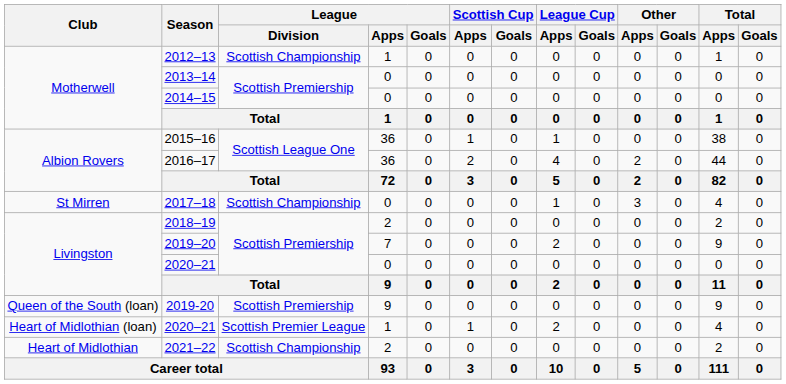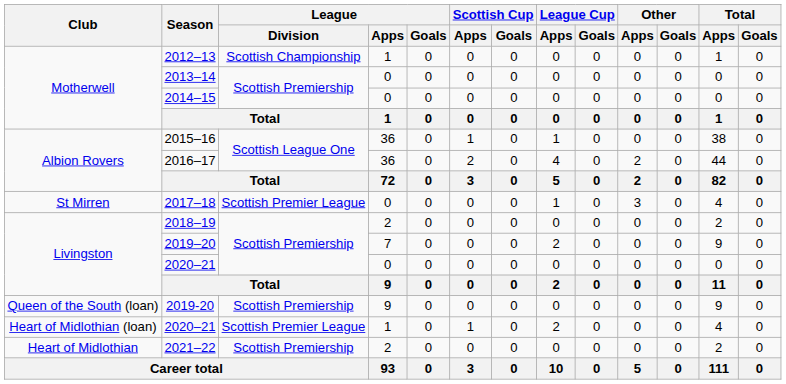(293, 202) Scottish Championship -> (293, 202) Scottish Premier League
(293, 347) Scottish Championship -> (293, 347) Scottish Premiership
